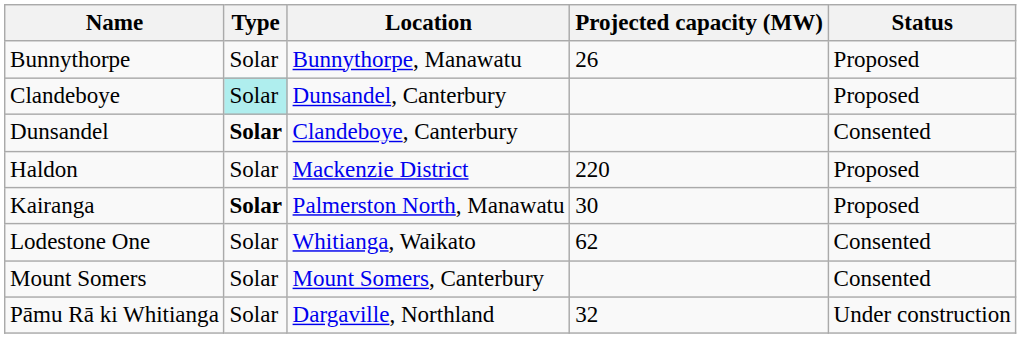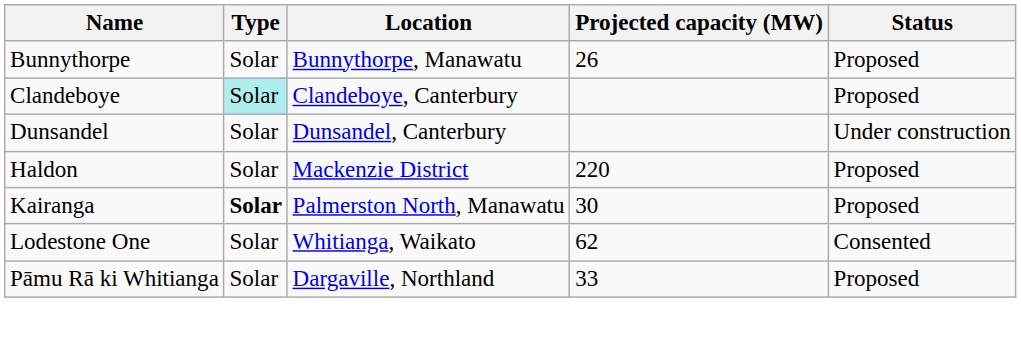(399, 95) Dunsandel, Canterbury -> (405, 95) Clandeboye, Canterbury
(256, 132) bold -> (254, 132) normal
(405, 132) Clandeboye, Canterbury -> (399, 132) Dunsandel, Canterbury
(882, 132) Consented -> (922, 132) Under construction
- row: (78, 278)
(587, 315) 32 -> (587, 278) 33
(922, 315) Under construction -> (876, 278) Proposed
